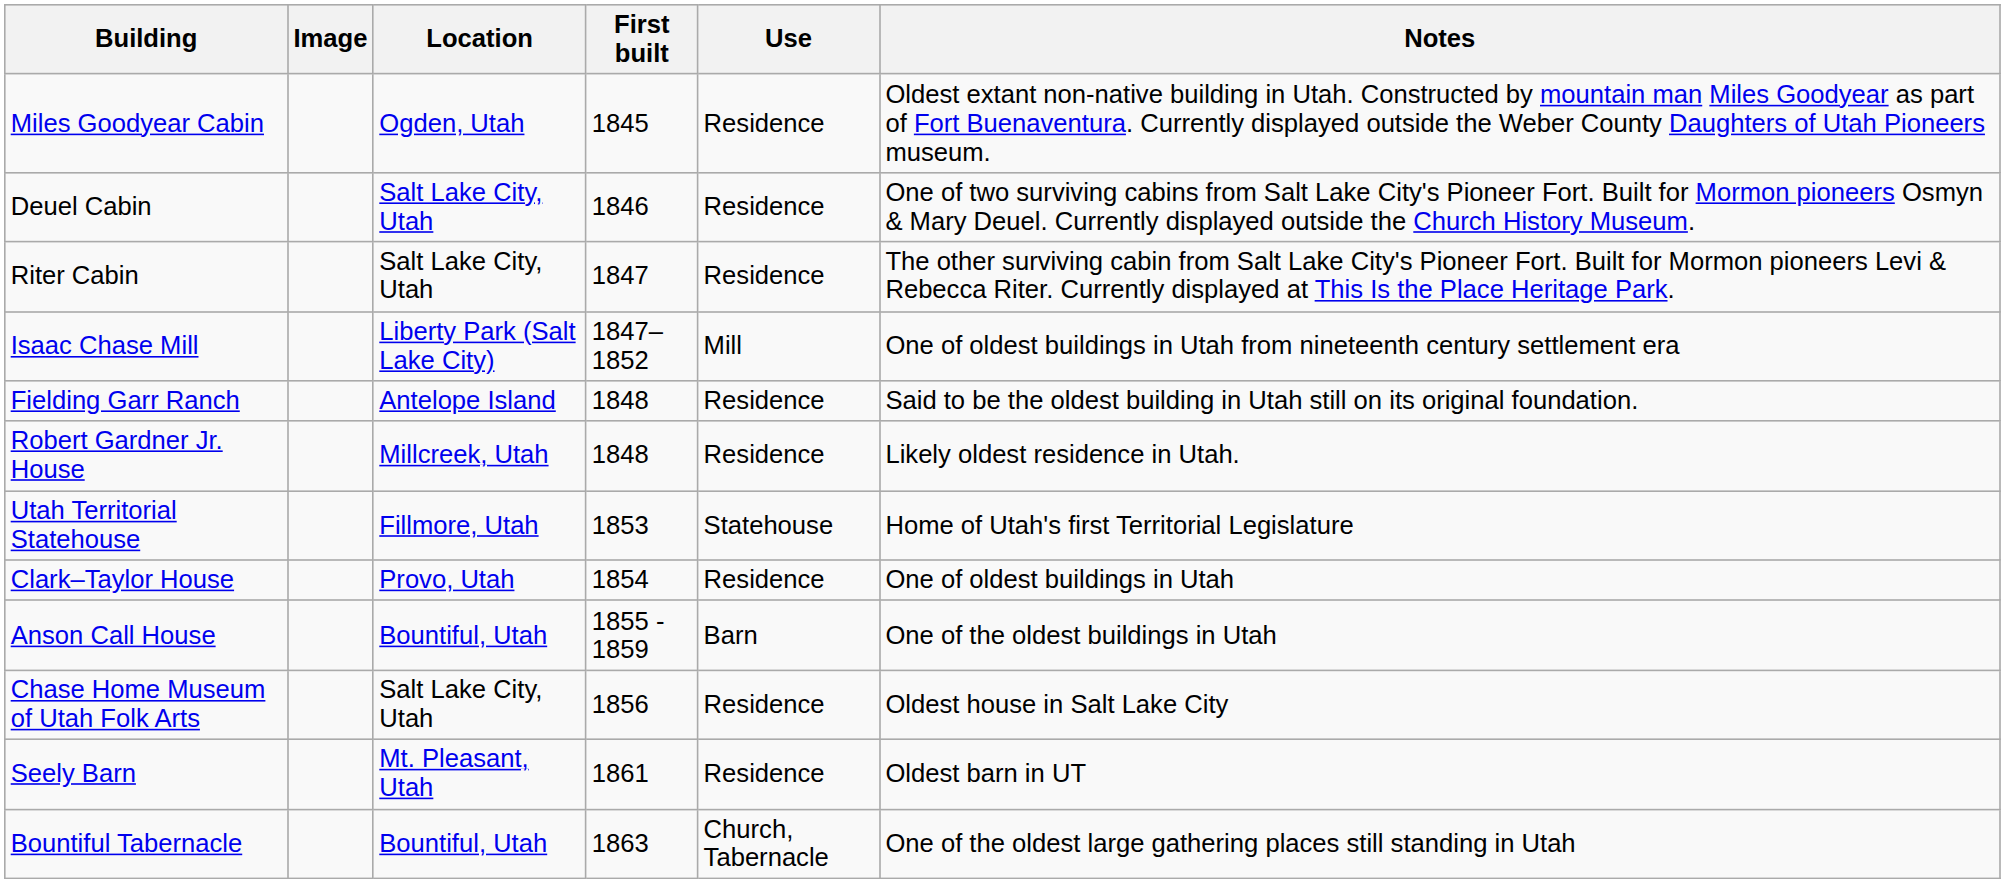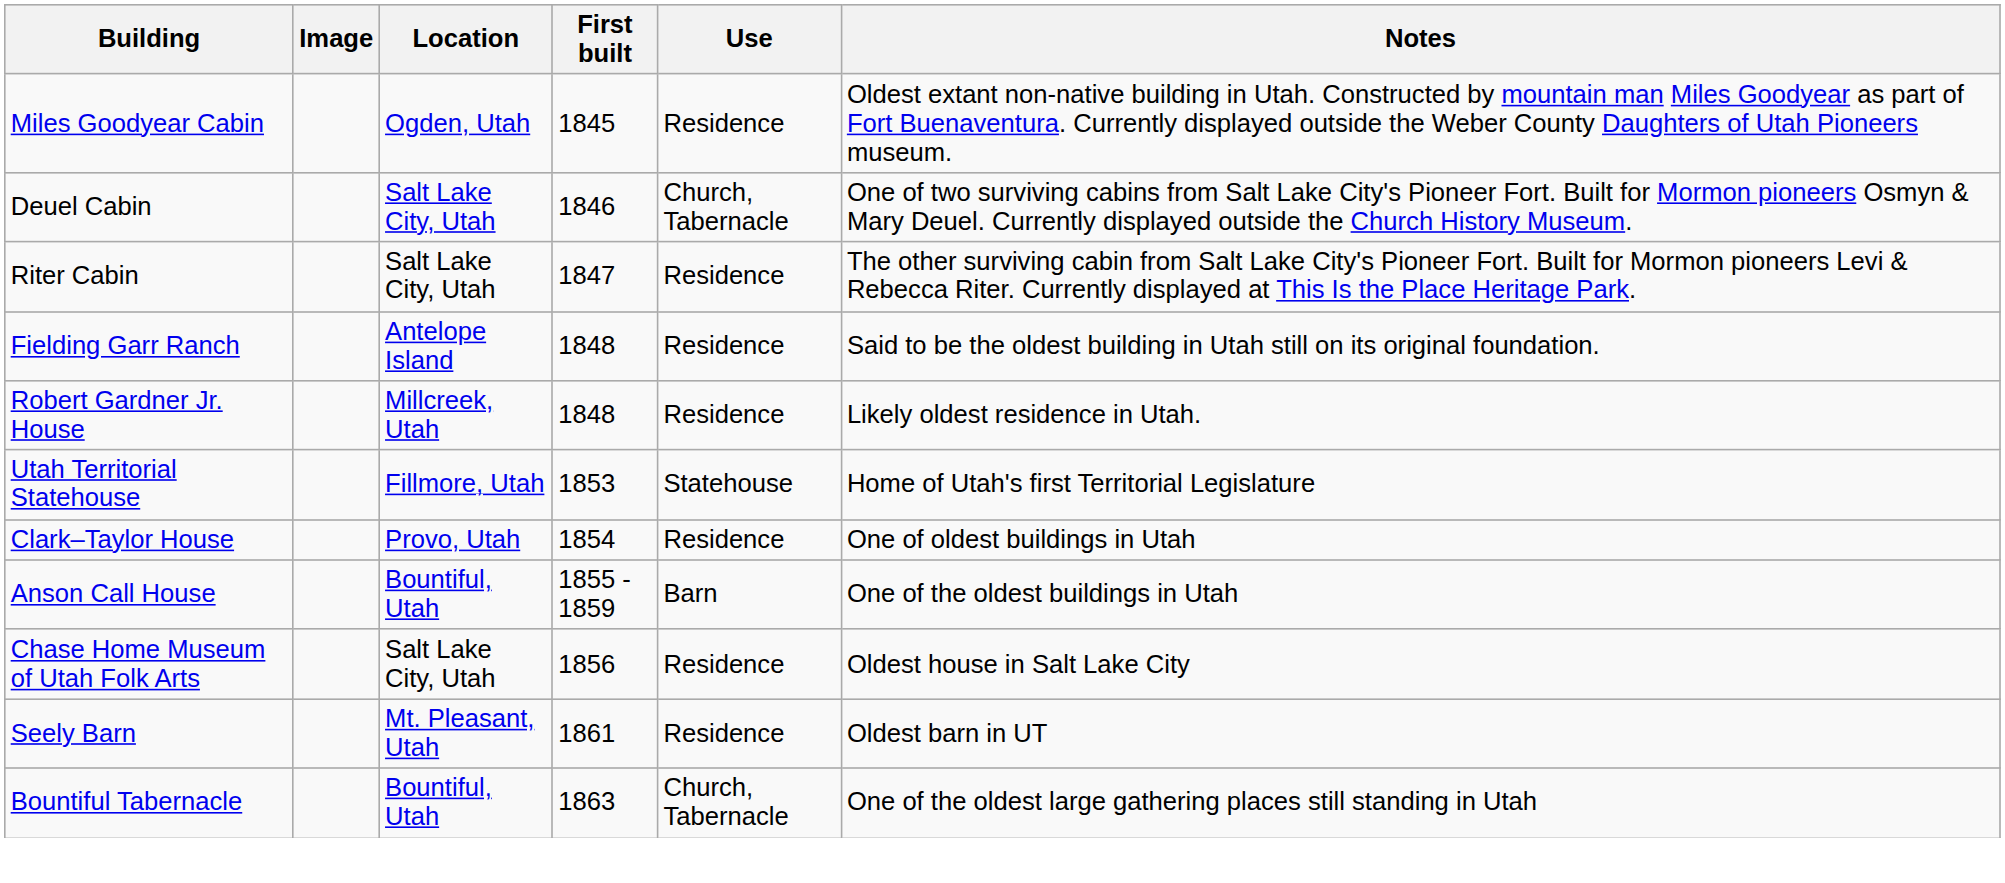(764, 206) Residence -> (726, 206) Church, Tabernacle
- row: (105, 345)
